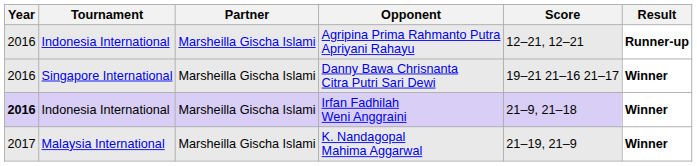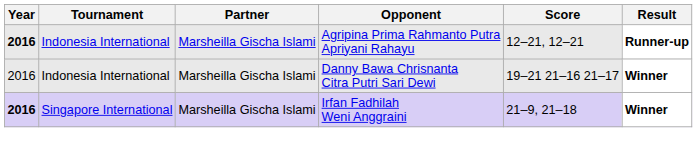(21, 42) normal -> (21, 42) bold
(107, 76) Singapore International -> (106, 76) Indonesia International
(106, 110) Indonesia International -> (107, 110) Singapore International
- row: (372, 144)
